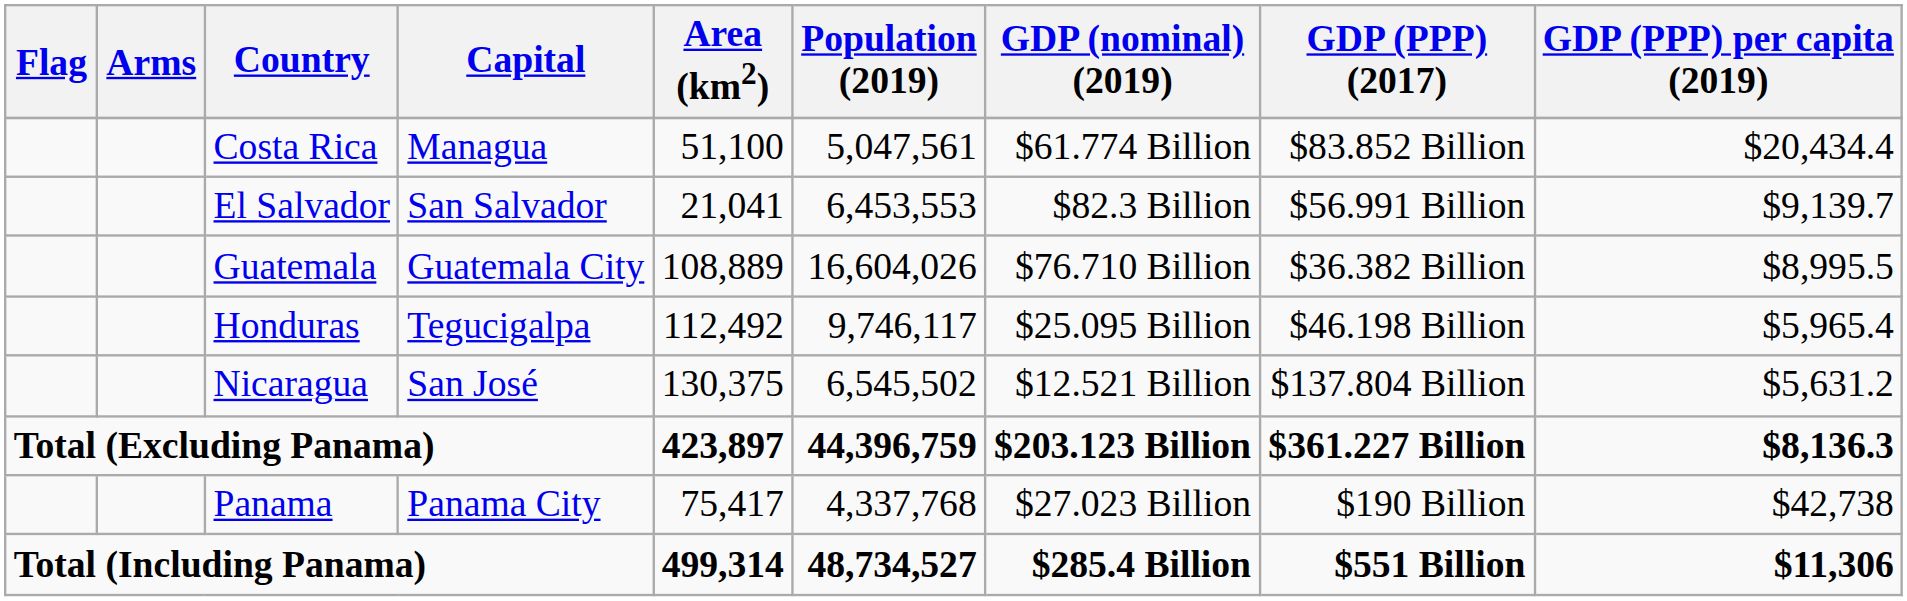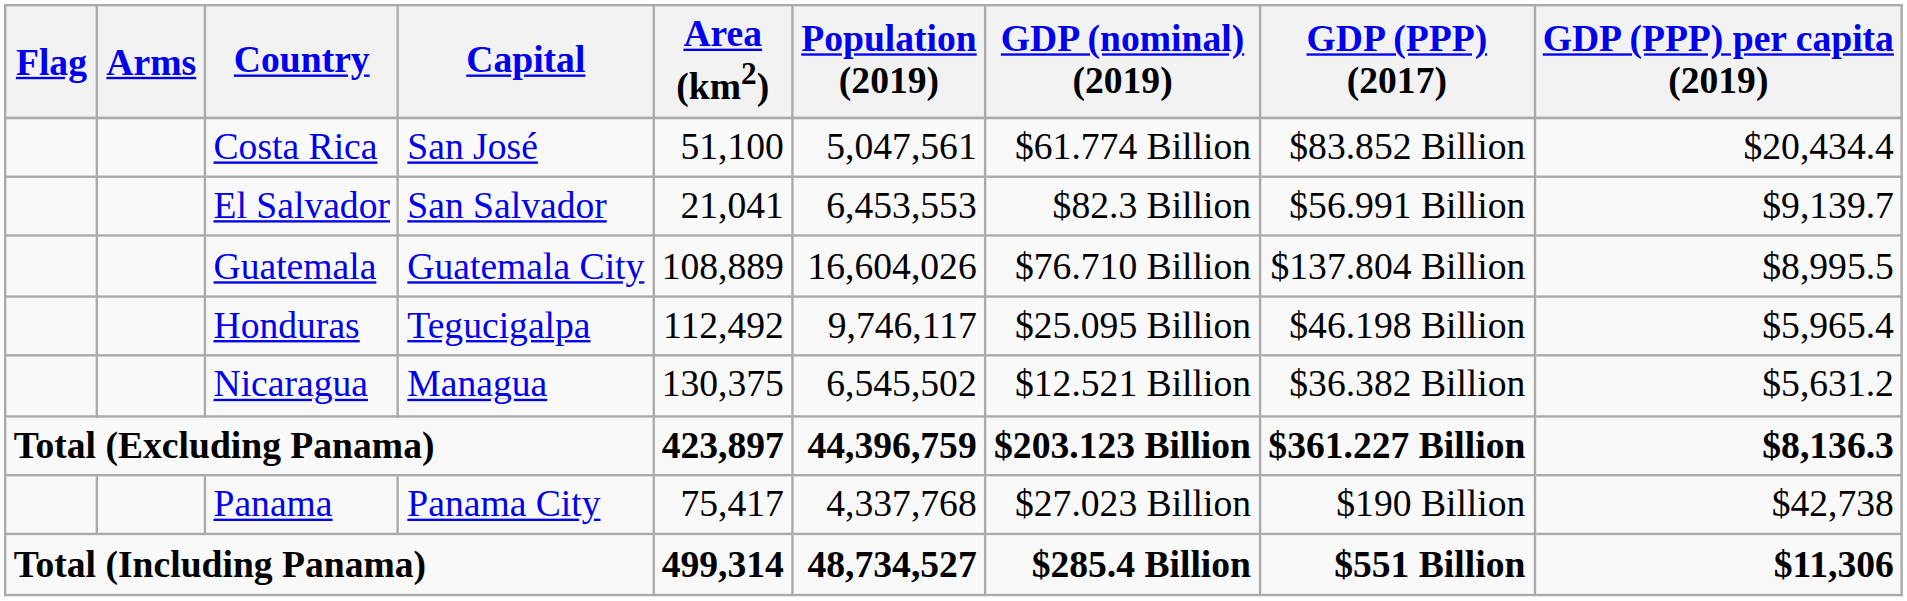(477, 146) Managua -> (473, 146) San José
(1407, 265) $36.382 Billion -> (1398, 265) $137.804 Billion
(473, 384) San José -> (477, 384) Managua
(1398, 384) $137.804 Billion -> (1407, 384) $36.382 Billion
